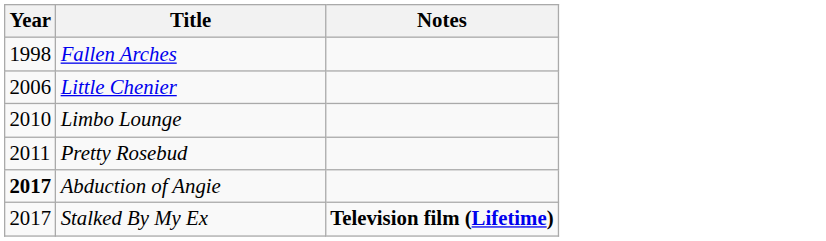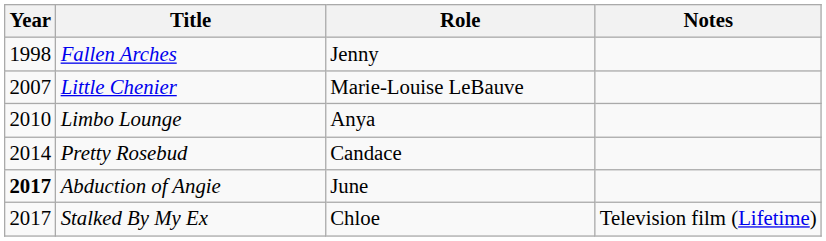+ column: (460, 20)
(30, 86) 2006 -> (30, 86) 2007
(30, 152) 2011 -> (30, 152) 2014
(442, 218) bold -> (708, 218) normal
